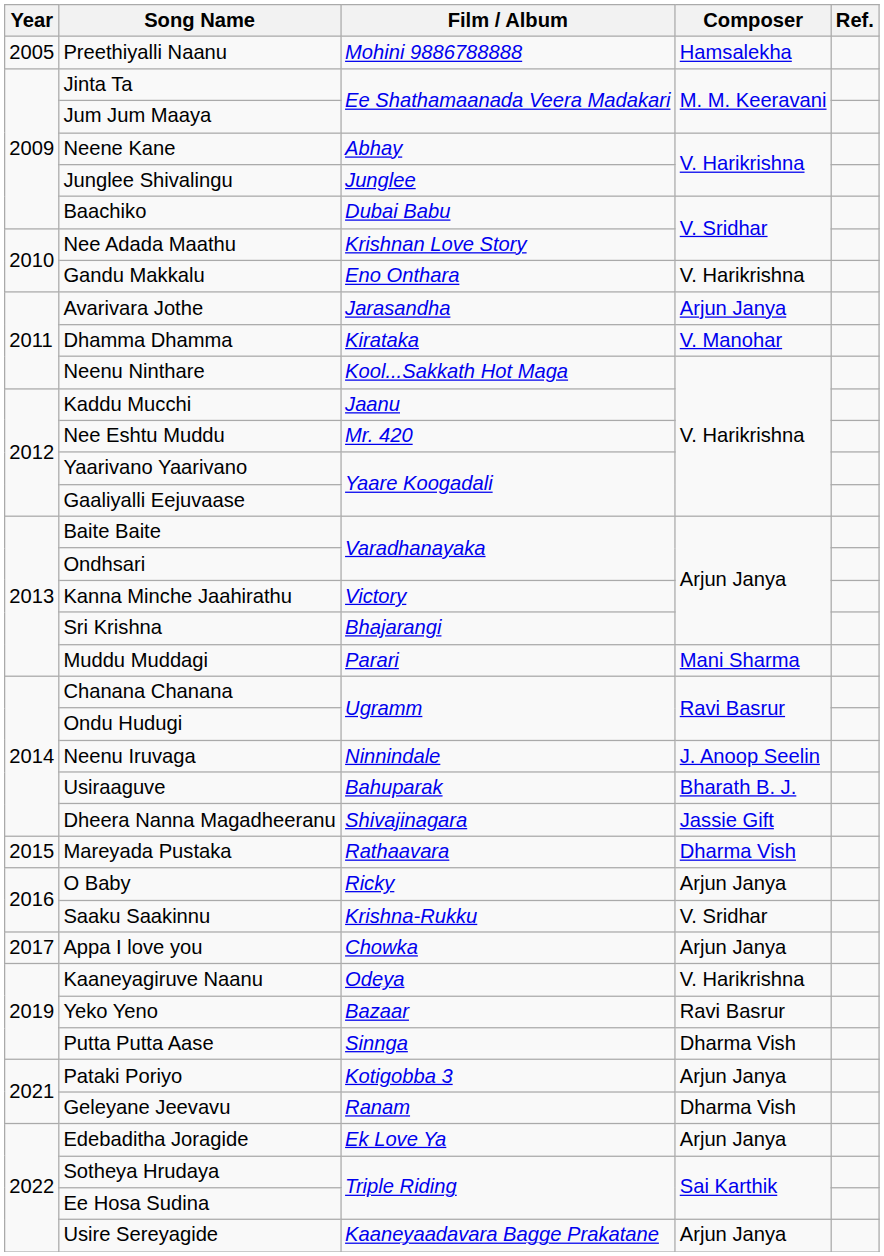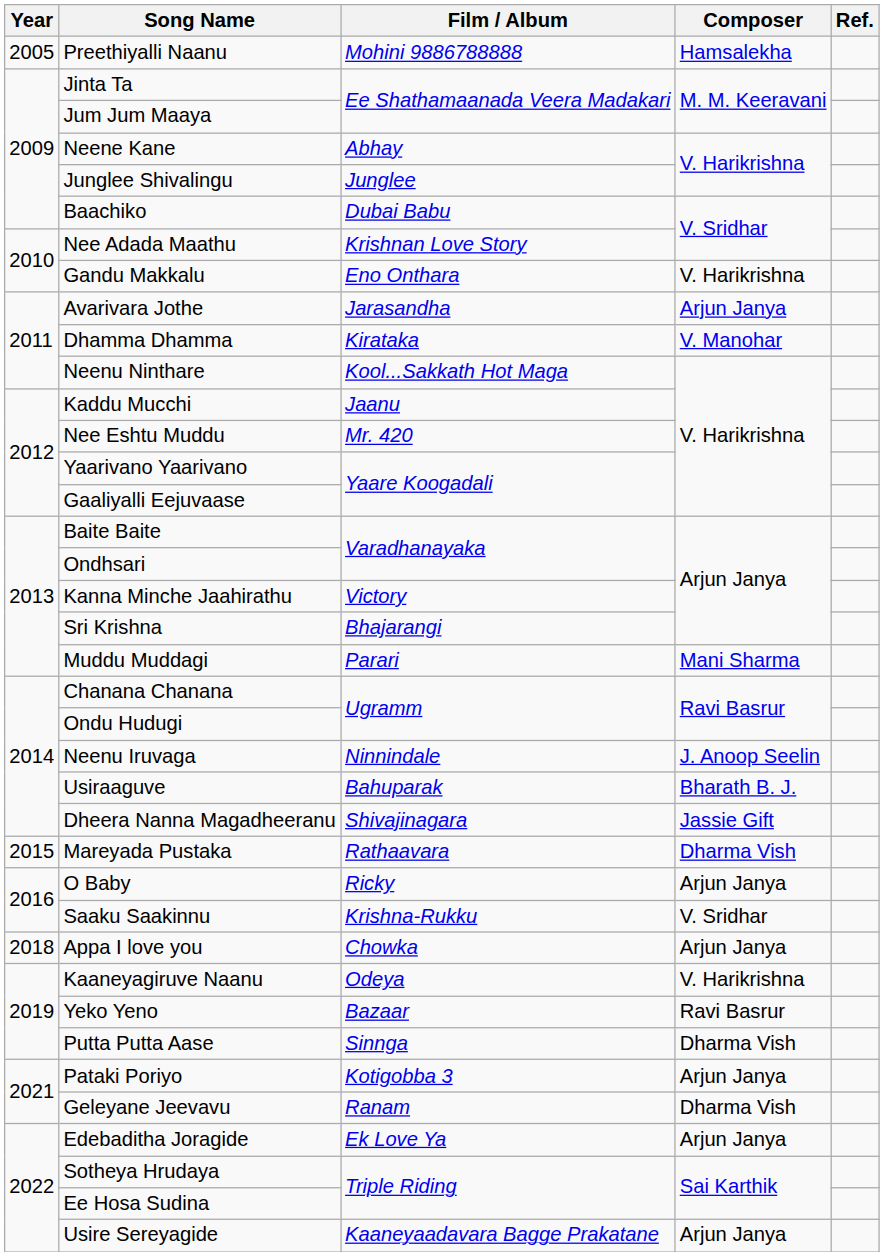(32, 947) 2017 -> (32, 947) 2018
